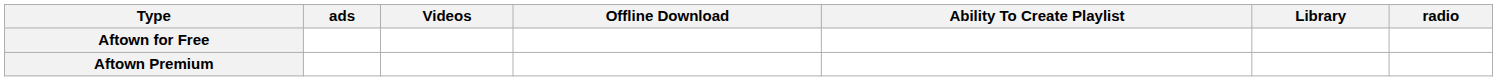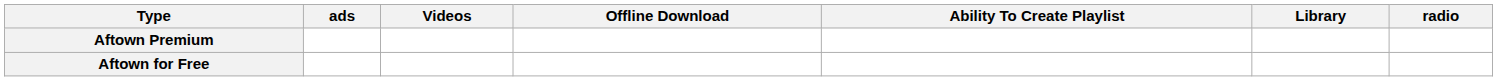rows swapped: (154, 40) <-> (154, 64)
